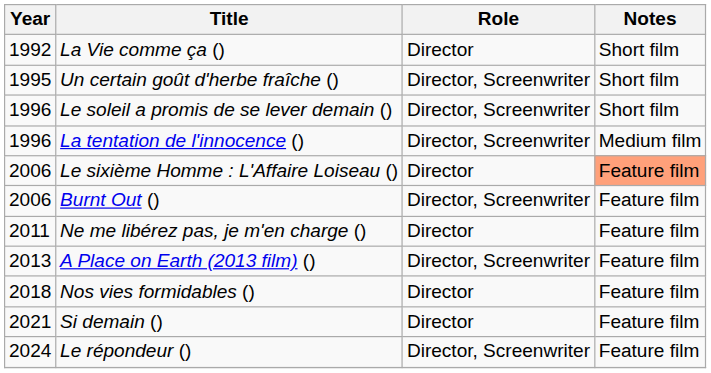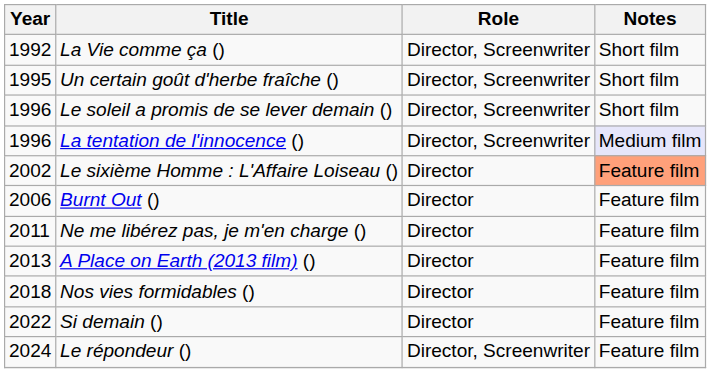(440, 49) Director -> (498, 49) Director, Screenwriter
(650, 140) no background -> (650, 140) lavender background
(30, 170) 2006 -> (30, 170) 2002
(498, 200) Director, Screenwriter -> (440, 200) Director
(498, 261) Director, Screenwriter -> (440, 261) Director
(30, 321) 2021 -> (30, 321) 2022
